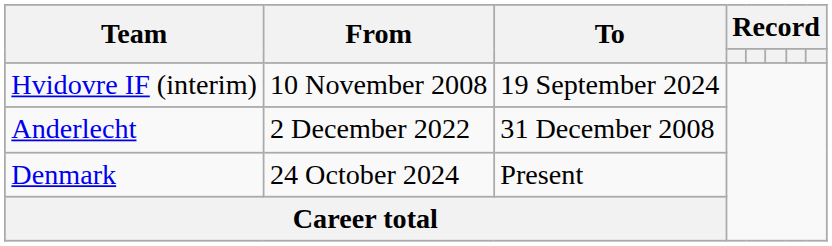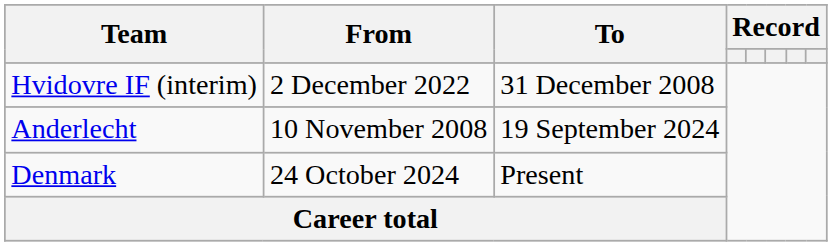(379, 84) 10 November 2008 -> (370, 84) 2 December 2022
(610, 84) 19 September 2024 -> (607, 84) 31 December 2008
(370, 129) 2 December 2022 -> (379, 129) 10 November 2008
(607, 129) 31 December 2008 -> (610, 129) 19 September 2024
